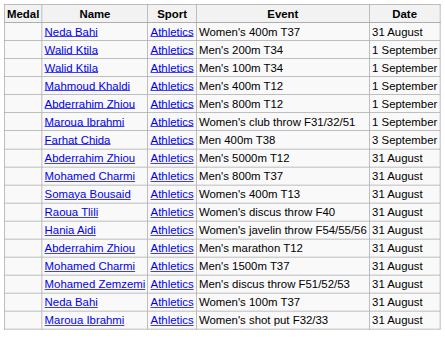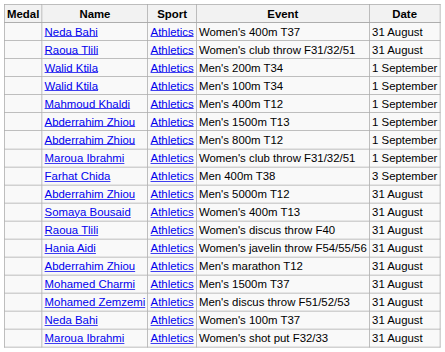+ row: (71, 50)
+ row: (90, 122)
- row: (90, 176)
